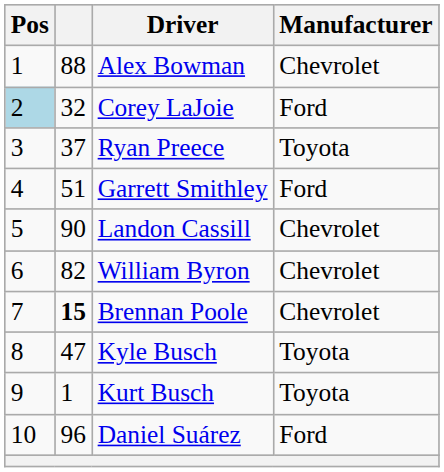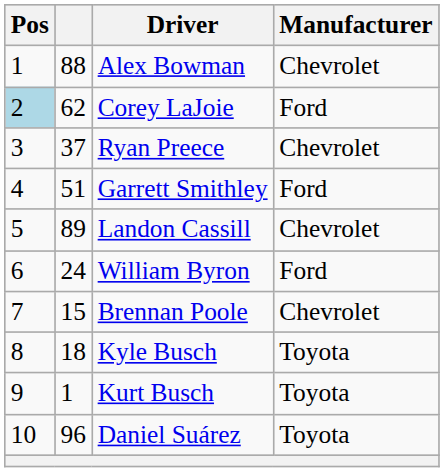(73, 106) 32 -> (73, 106) 62
(314, 147) Toyota -> (329, 147) Chevrolet
(73, 229) 90 -> (73, 229) 89
(73, 270) 82 -> (73, 270) 24
(329, 270) Chevrolet -> (303, 270) Ford
(73, 310) bold -> (73, 310) normal
(73, 351) 47 -> (73, 351) 18
(303, 433) Ford -> (314, 433) Toyota
